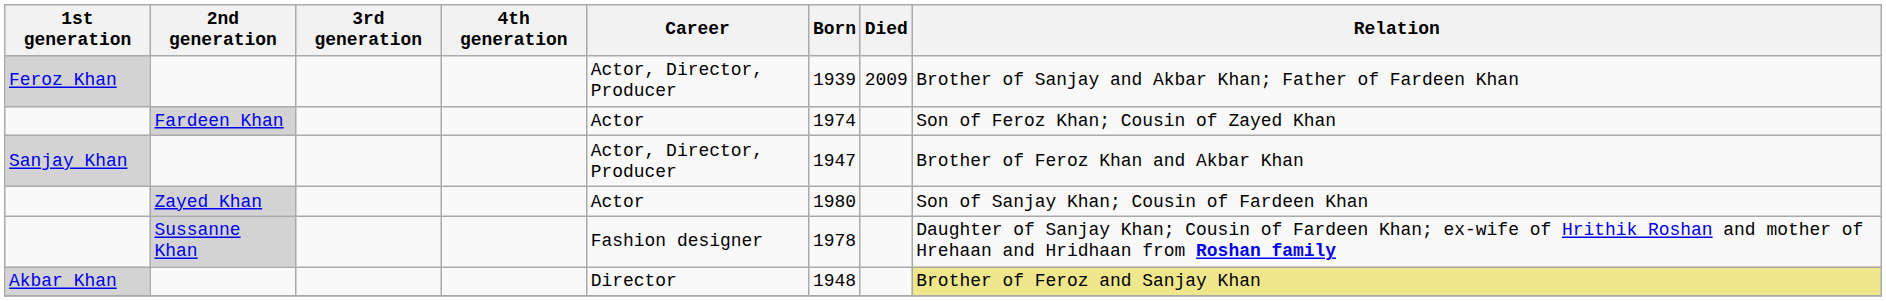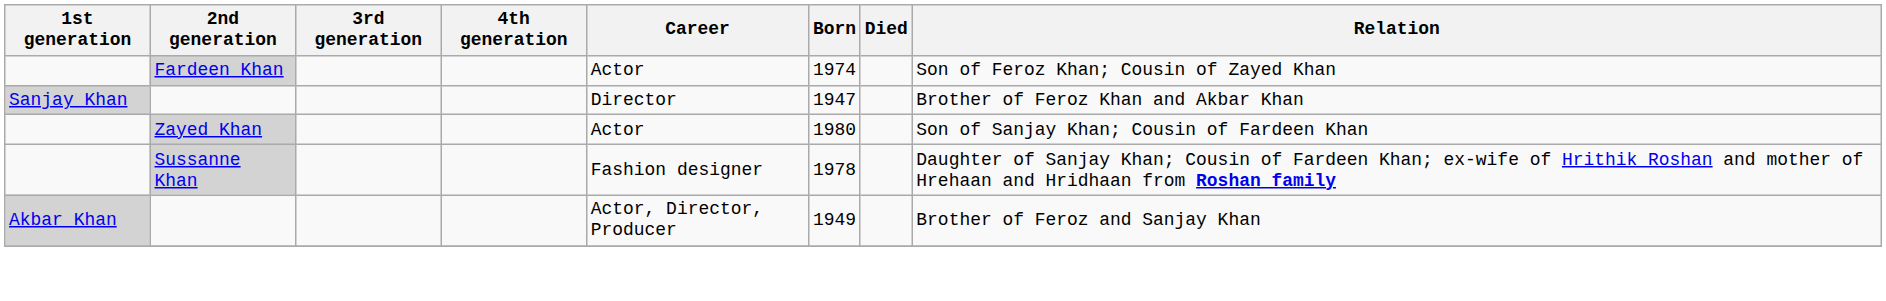- row: (63, 81)
(677, 161) Actor, Director, Producer -> (634, 100) Director
(634, 282) Director -> (677, 220) Actor, Director, Producer
(834, 282) 1948 -> (834, 220) 1949
(1089, 282) khaki background -> (1089, 220) no background
